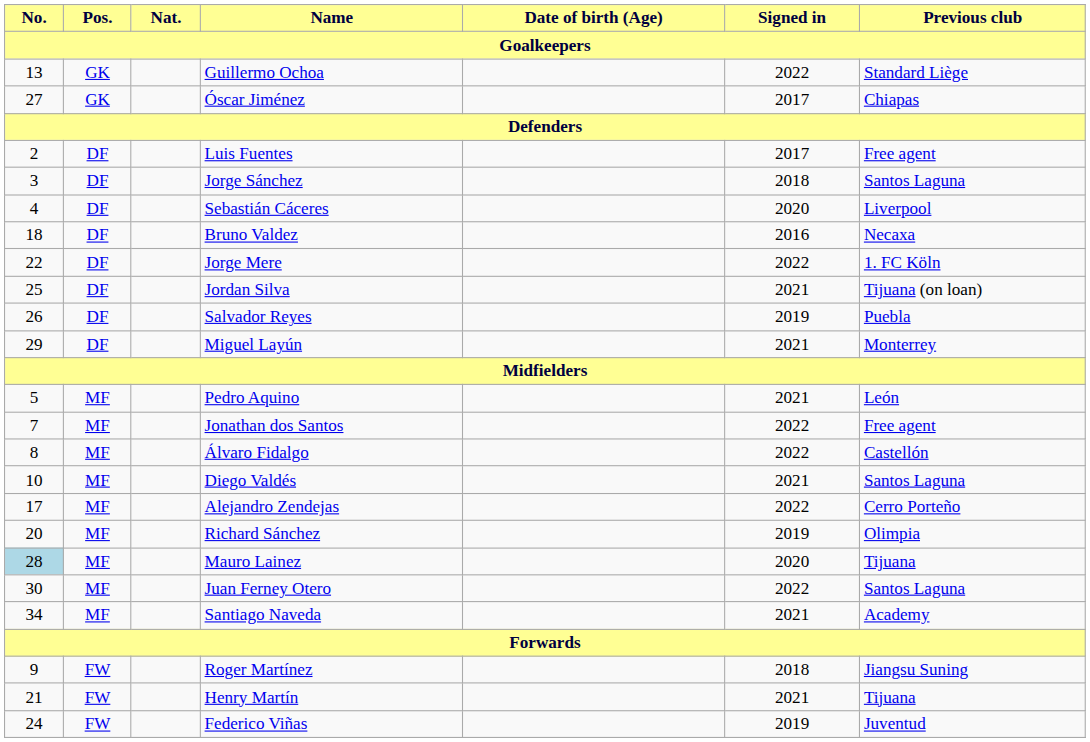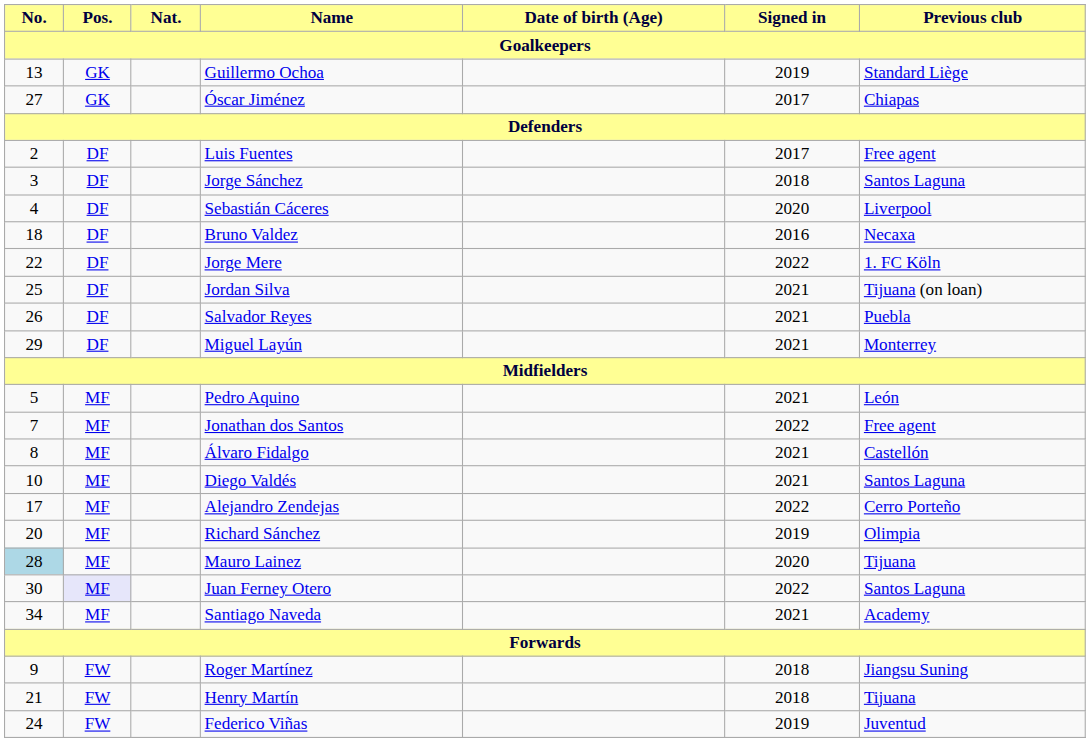(792, 72) 2022 -> (792, 72) 2019
(792, 316) 2019 -> (792, 316) 2021
(792, 452) 2022 -> (792, 452) 2021
(97, 588) no background -> (97, 588) lavender background
(792, 696) 2021 -> (792, 696) 2018
